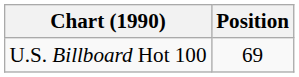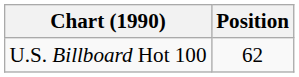(253, 54) 69 -> (253, 54) 62
